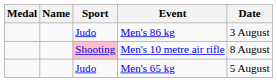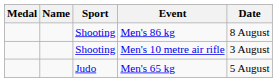(86, 32) Judo -> (95, 32) Shooting
(250, 32) 3 August -> (250, 32) 8 August
(95, 50) pink background -> (95, 50) no background
(250, 50) 8 August -> (250, 50) 3 August
